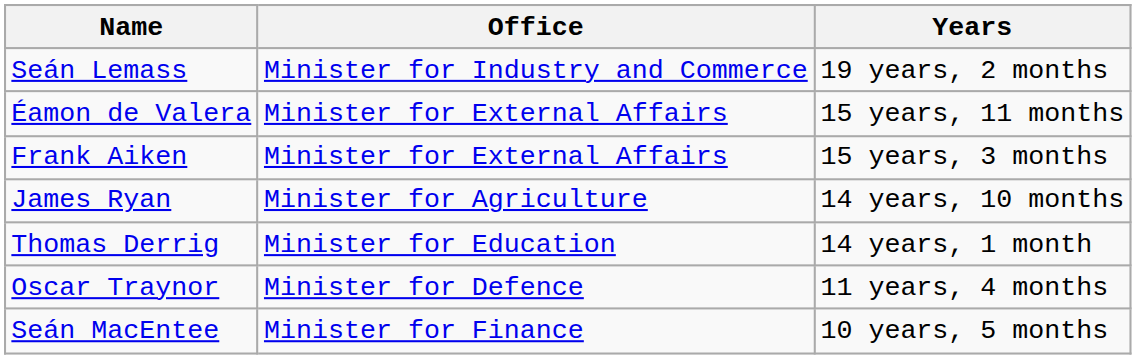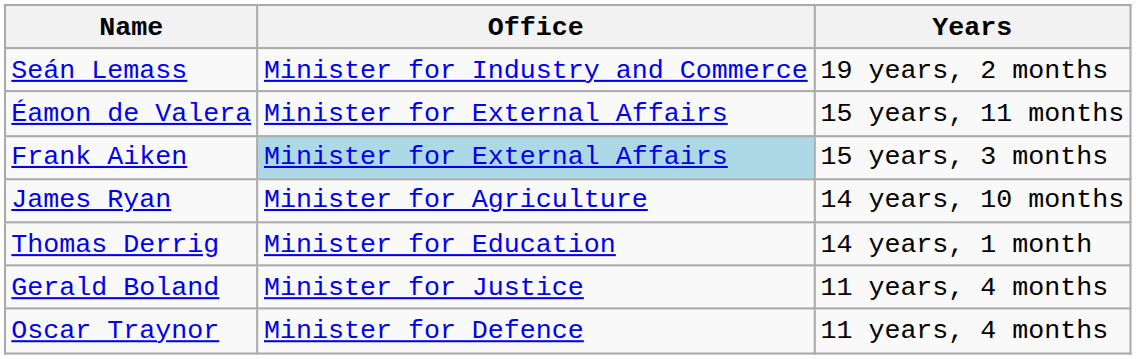(496, 157) no background -> (496, 157) lightblue background
+ row: (115, 287)
- row: (115, 331)
